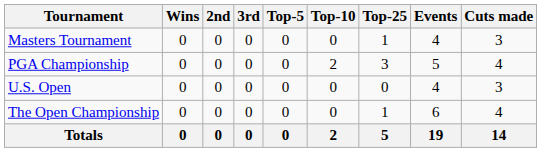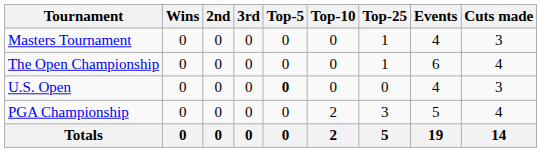rows swapped: (68, 64) <-> (84, 111)
(285, 87) normal -> (285, 87) bold
